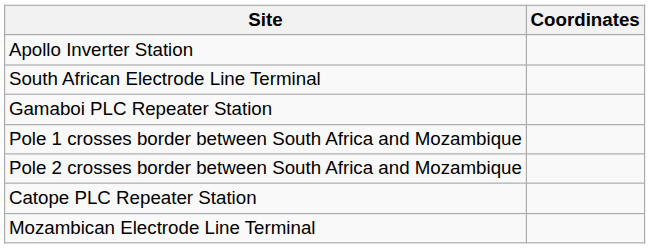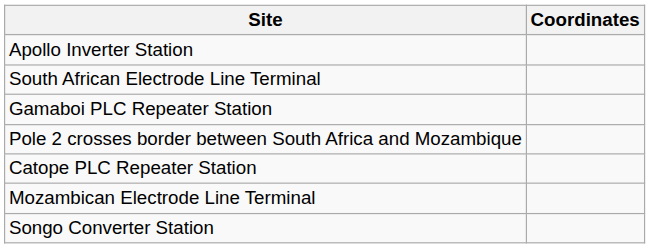- row: (265, 138)
+ row: (111, 227)
